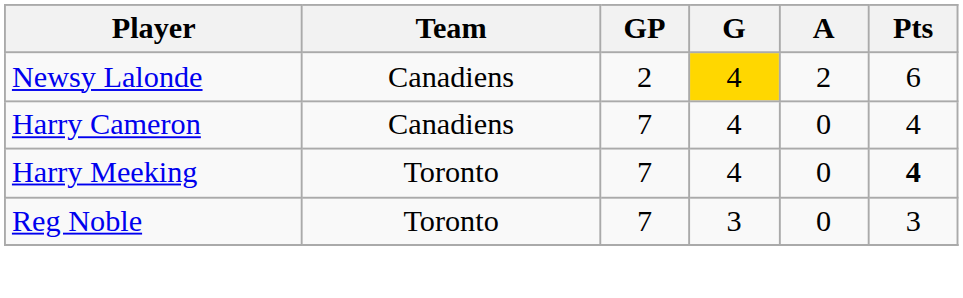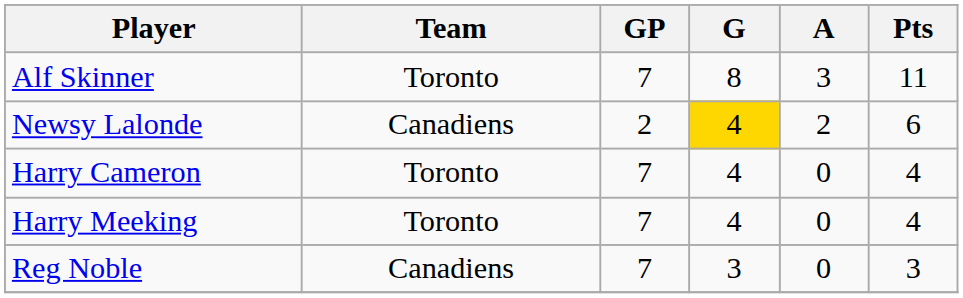+ row: (83, 76)
(451, 124) Canadiens -> (451, 172) Toronto
(913, 172) bold -> (913, 220) normal
(451, 220) Toronto -> (451, 268) Canadiens
